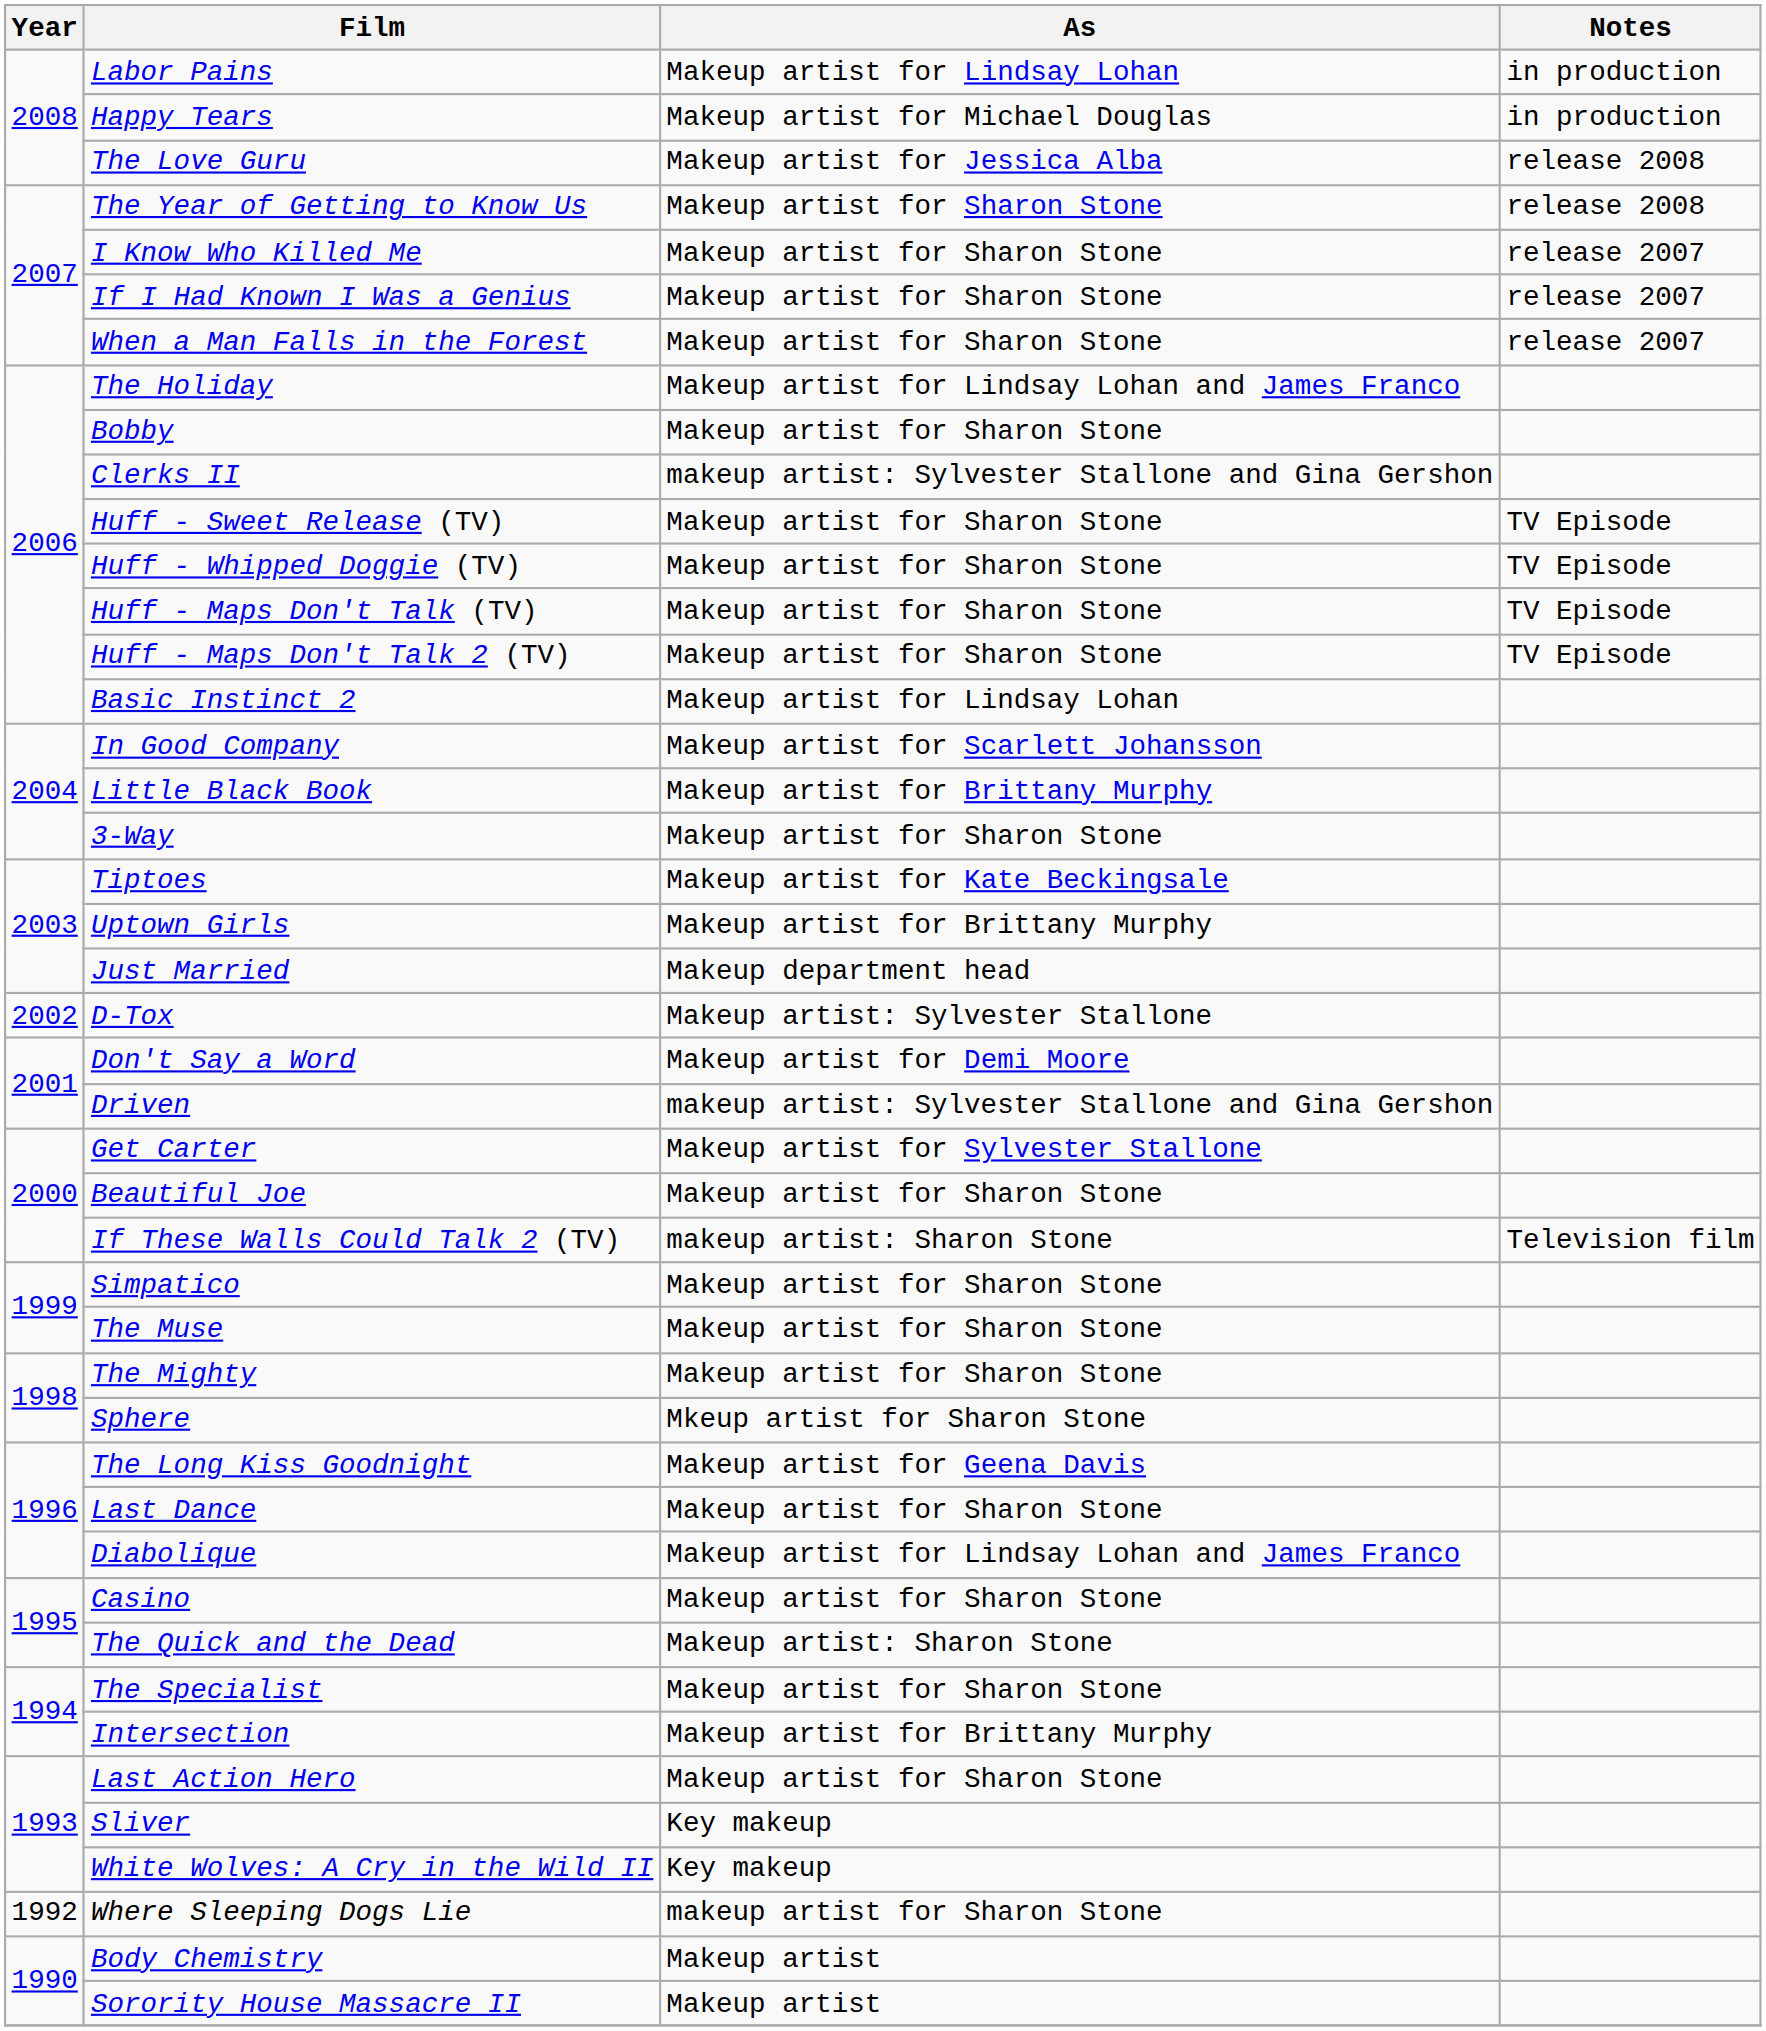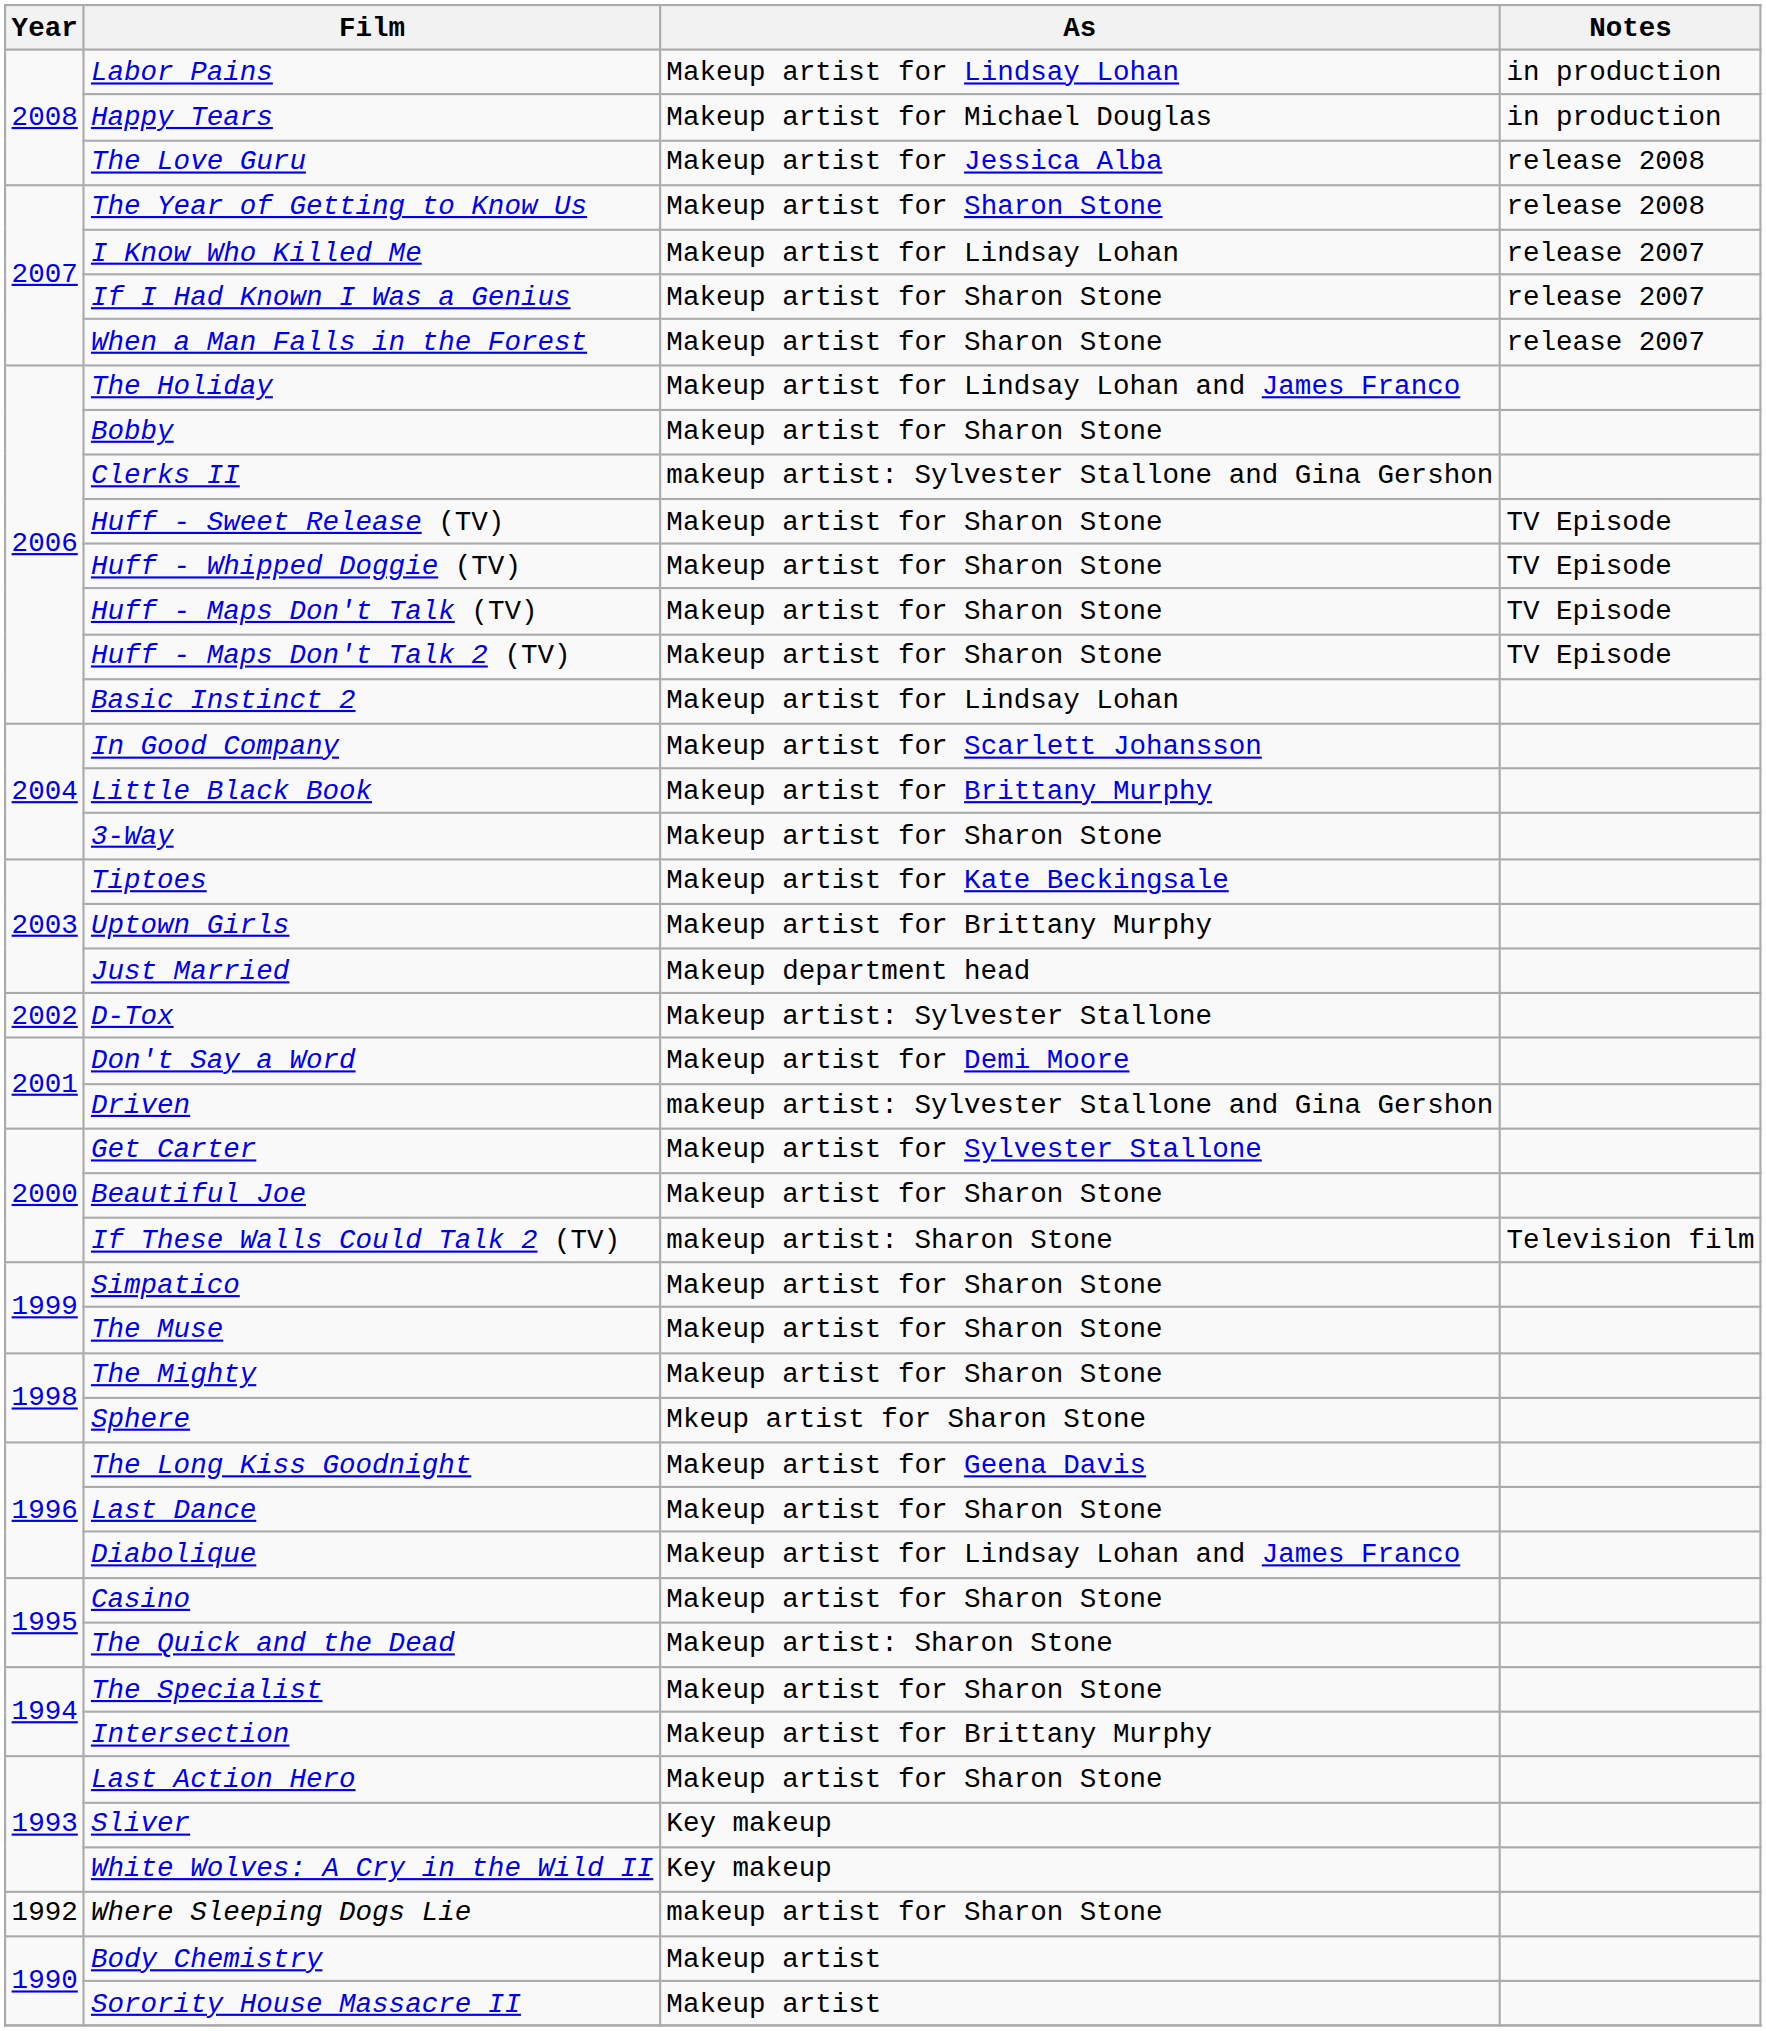(914, 252) Makeup artist for Sharon Stone -> (923, 252) Makeup artist for Lindsay Lohan
